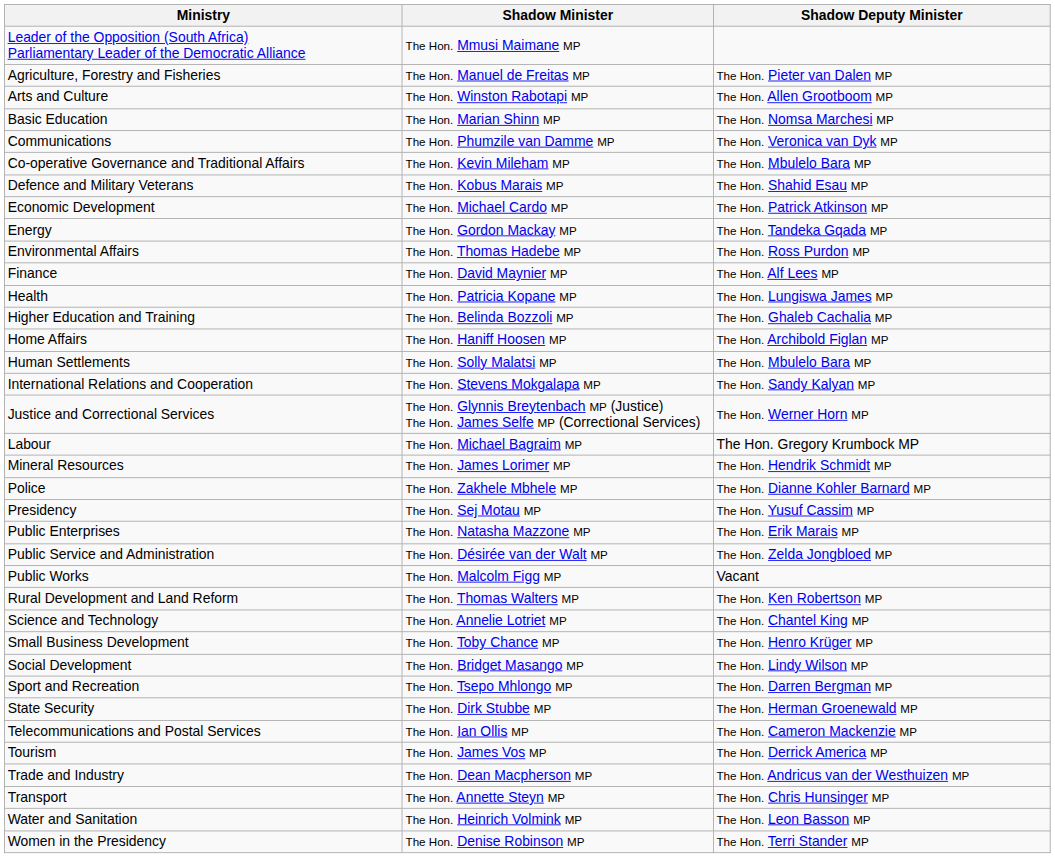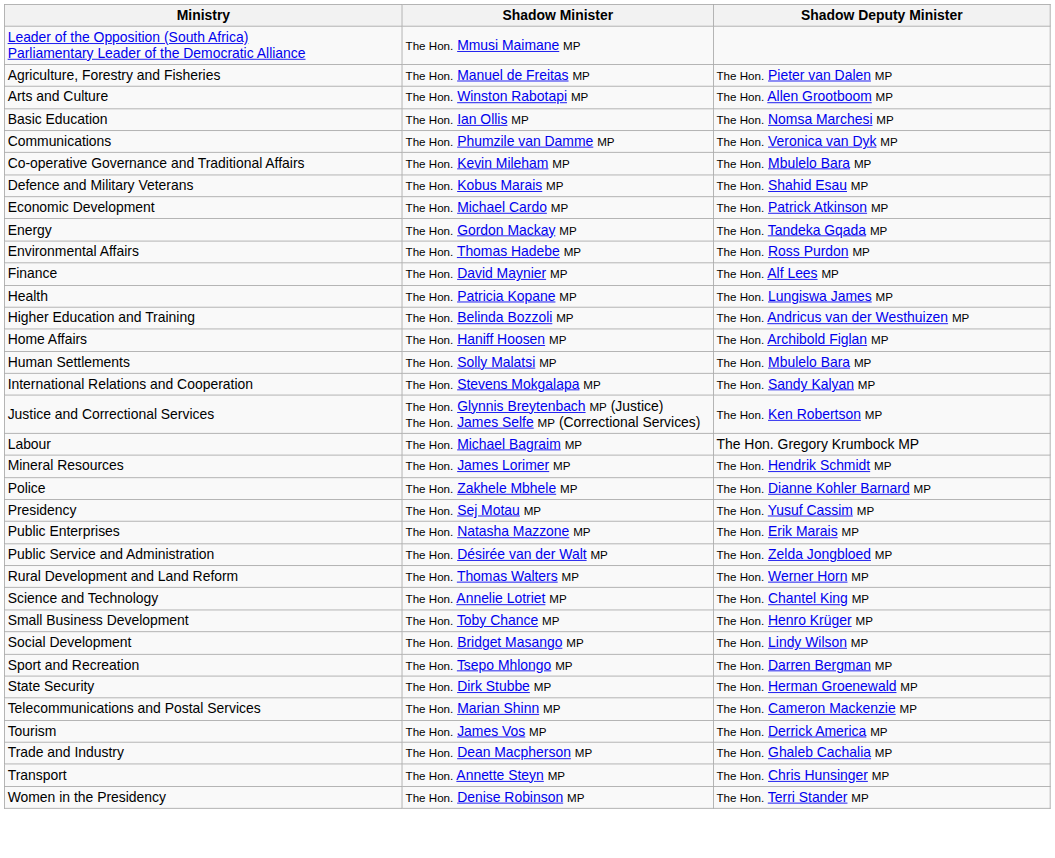(483, 119) The Hon. Marian Shinn MP -> (467, 119) The Hon. Ian Ollis MP
(804, 318) The Hon. Ghaleb Cachalia MP -> (843, 318) The Hon. Andricus van der Westhuizen MP
(793, 414) The Hon. Werner Horn MP -> (799, 414) The Hon. Ken Robertson MP
- row: (48, 576)
(799, 598) The Hon. Ken Robertson MP -> (793, 576) The Hon. Werner Horn MP
(467, 731) The Hon. Ian Ollis MP -> (483, 709) The Hon. Marian Shinn MP
(843, 775) The Hon. Andricus van der Westhuizen MP -> (804, 753) The Hon. Ghaleb Cachalia MP
- row: (72, 819)
